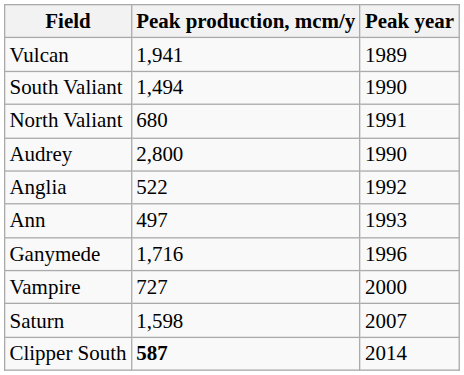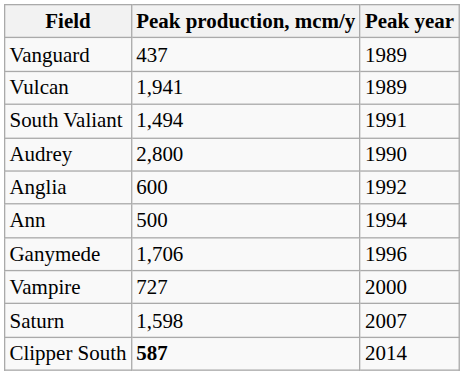+ row: (50, 54)
(386, 87) 1990 -> (386, 120) 1991
- row: (66, 120)
(152, 187) 522 -> (152, 187) 600
(152, 220) 497 -> (152, 220) 500
(386, 220) 1993 -> (386, 220) 1994
(160, 253) 1,716 -> (160, 253) 1,706
